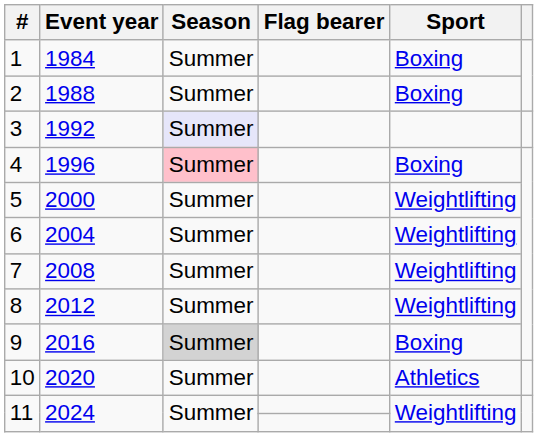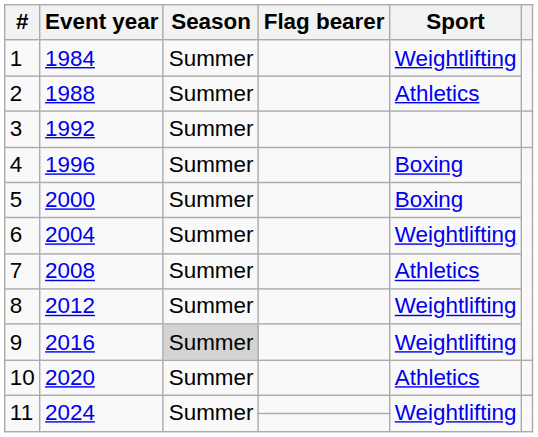(429, 57) Boxing -> (456, 57) Weightlifting
(429, 93) Boxing -> (437, 93) Athletics
(211, 128) lavender background -> (211, 128) no background
(211, 164) pink background -> (211, 164) no background
(456, 199) Weightlifting -> (429, 199) Boxing
(456, 270) Weightlifting -> (437, 270) Athletics
(429, 341) Boxing -> (456, 341) Weightlifting
